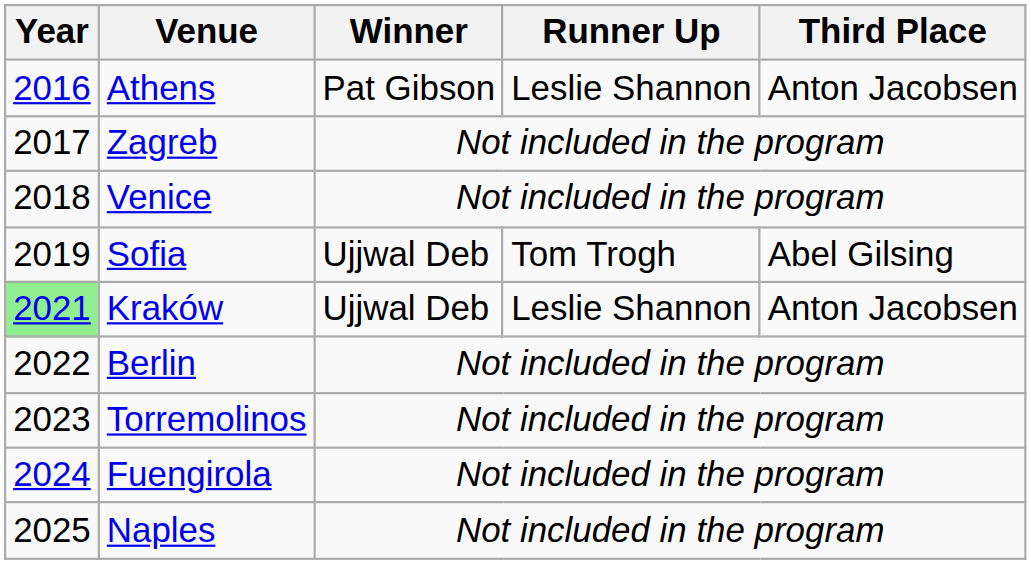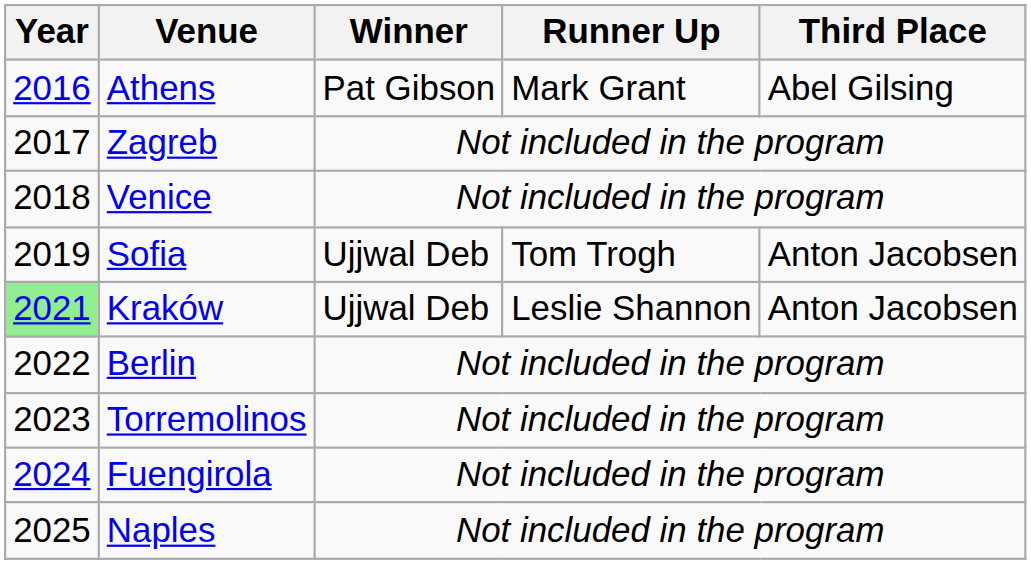(631, 87) Leslie Shannon -> (598, 87) Mark Grant
(893, 87) Anton Jacobsen -> (861, 87) Abel Gilsing
(861, 253) Abel Gilsing -> (893, 253) Anton Jacobsen
